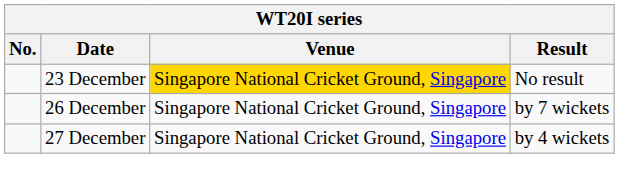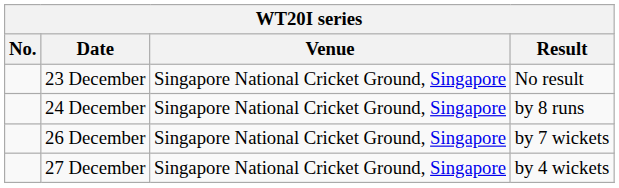(330, 78) gold background -> (330, 78) no background
+ row: (95, 108)
